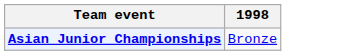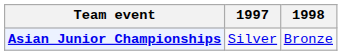+ column: (252, 16)
